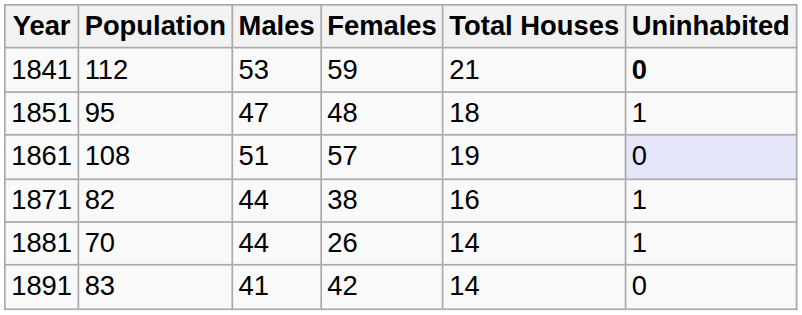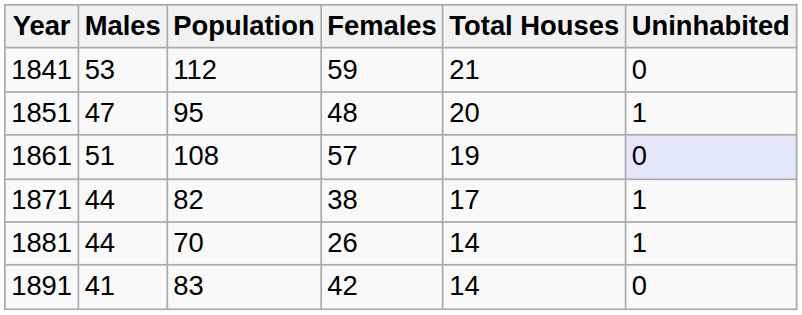columns swapped: (155, 26) <-> (277, 26)
(639, 69) bold -> (639, 69) normal
(465, 112) 18 -> (465, 112) 20
(465, 199) 16 -> (465, 199) 17
